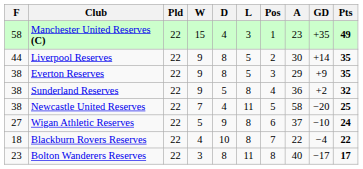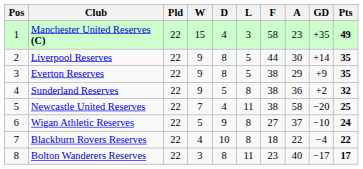columns swapped: (273, 12) <-> (16, 12)
